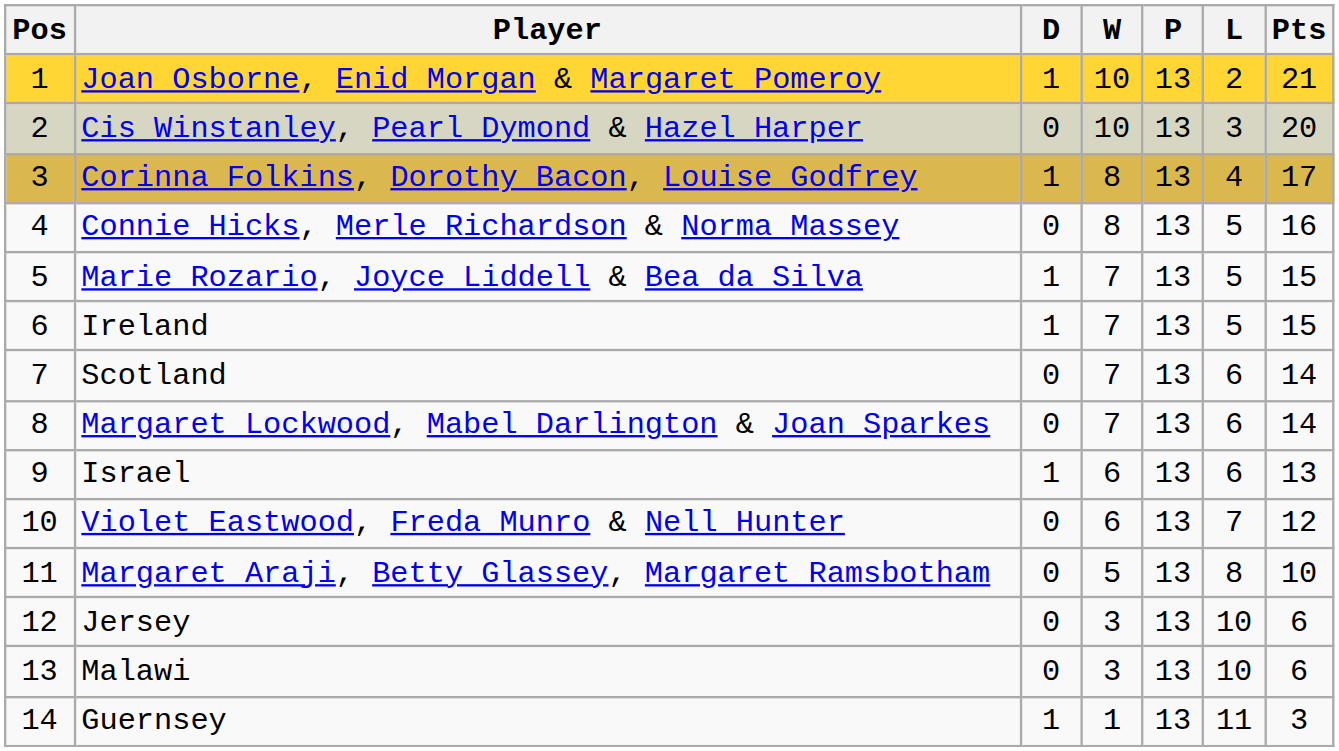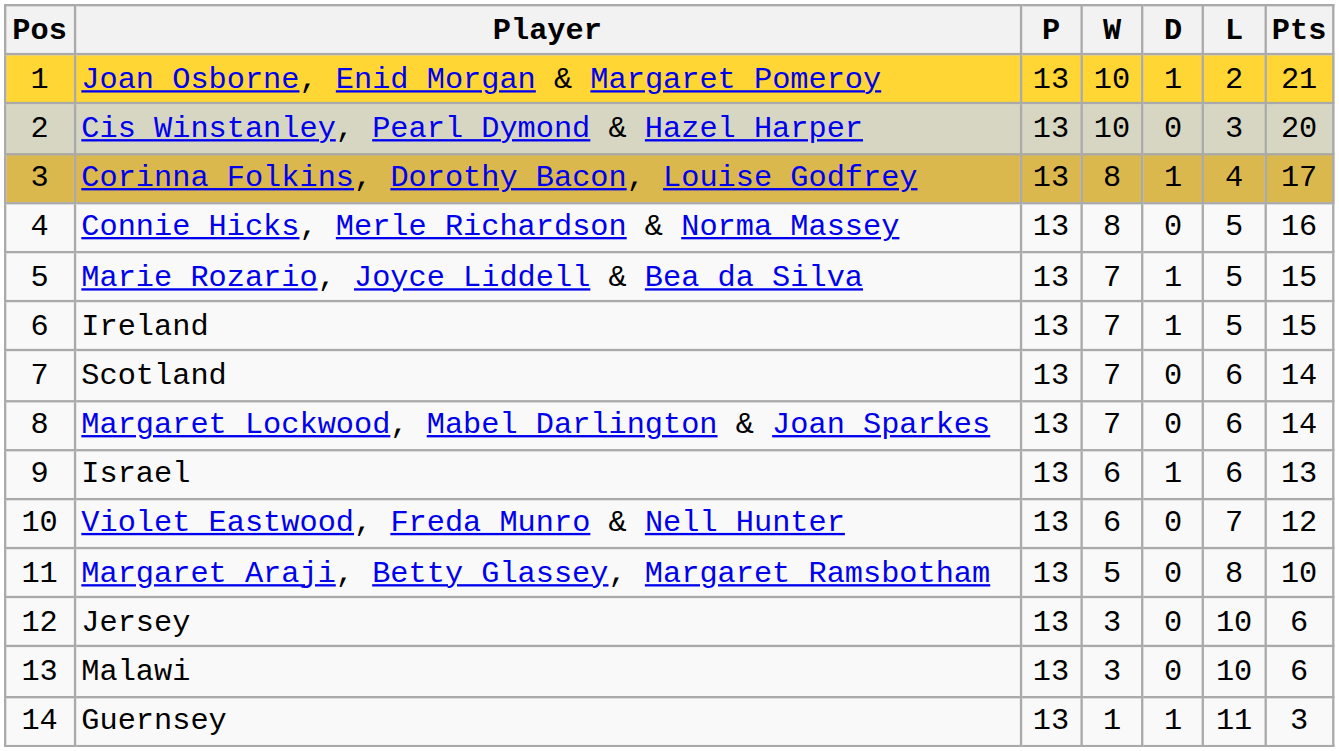columns swapped: (1173, 30) <-> (1051, 30)
